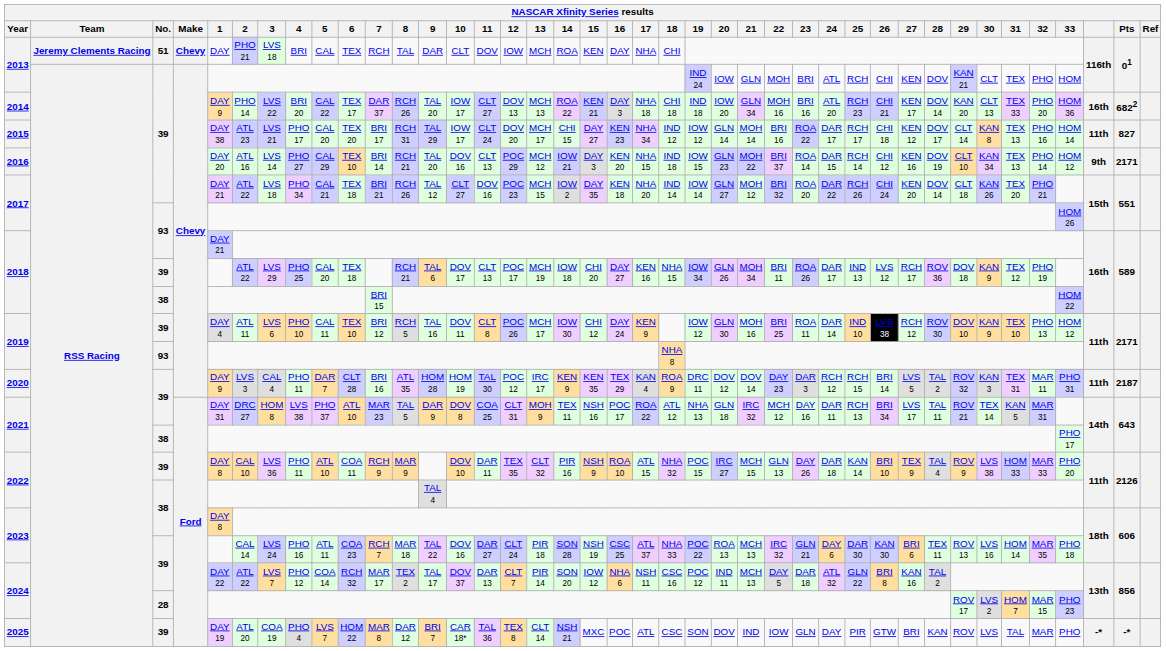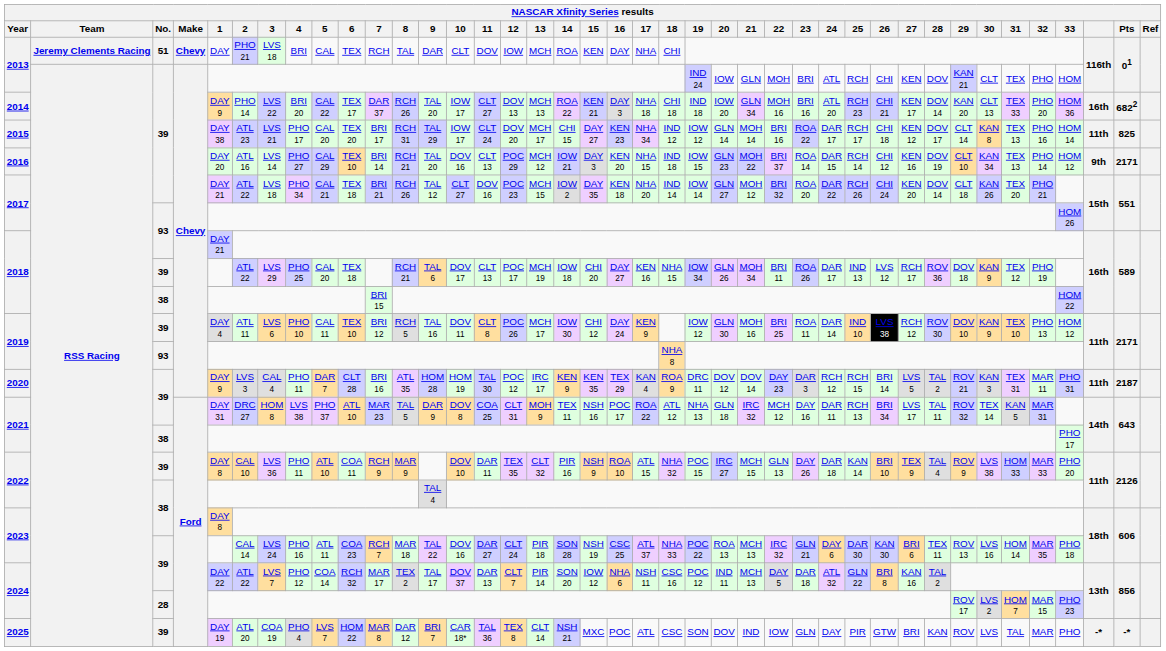(1127, 134) 827 -> (1127, 134) 825
(964, 383) ROV 32 -> (964, 383) ROV 21
(964, 410) ROV 21 -> (964, 410) ROV 32
